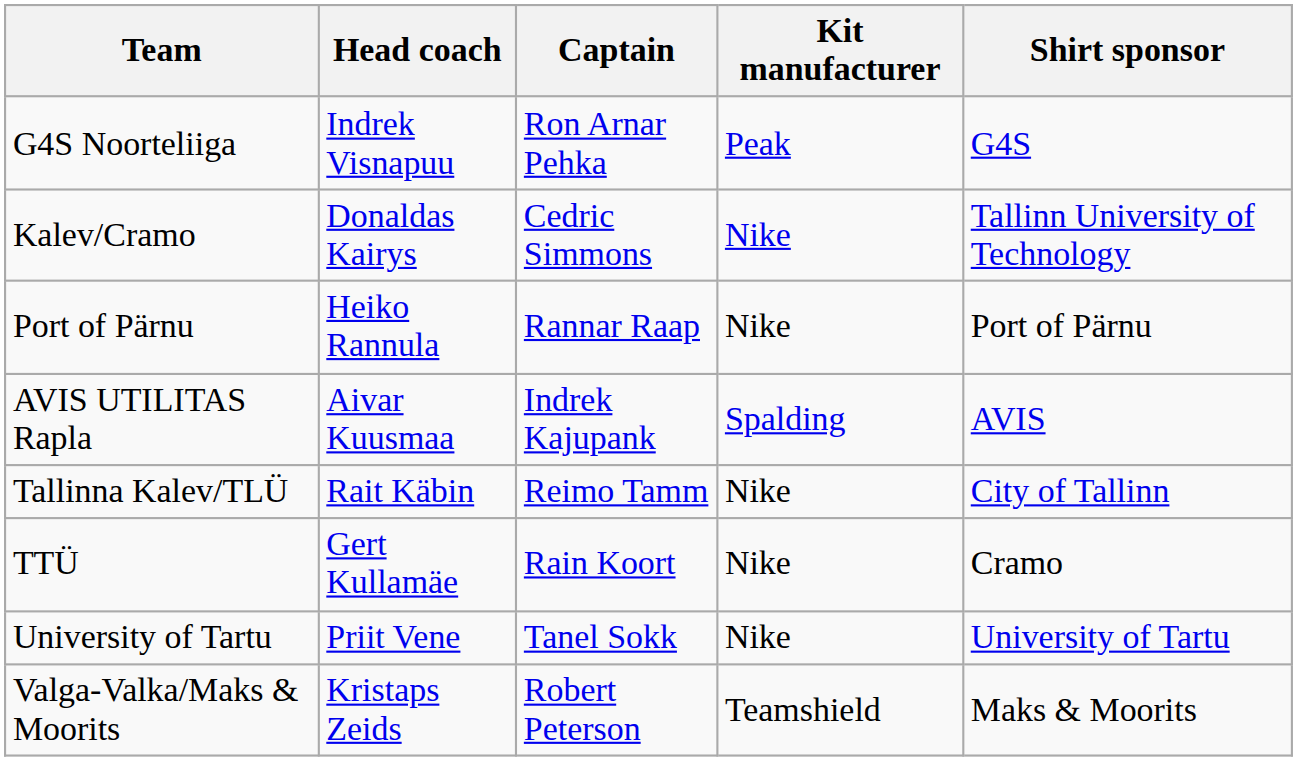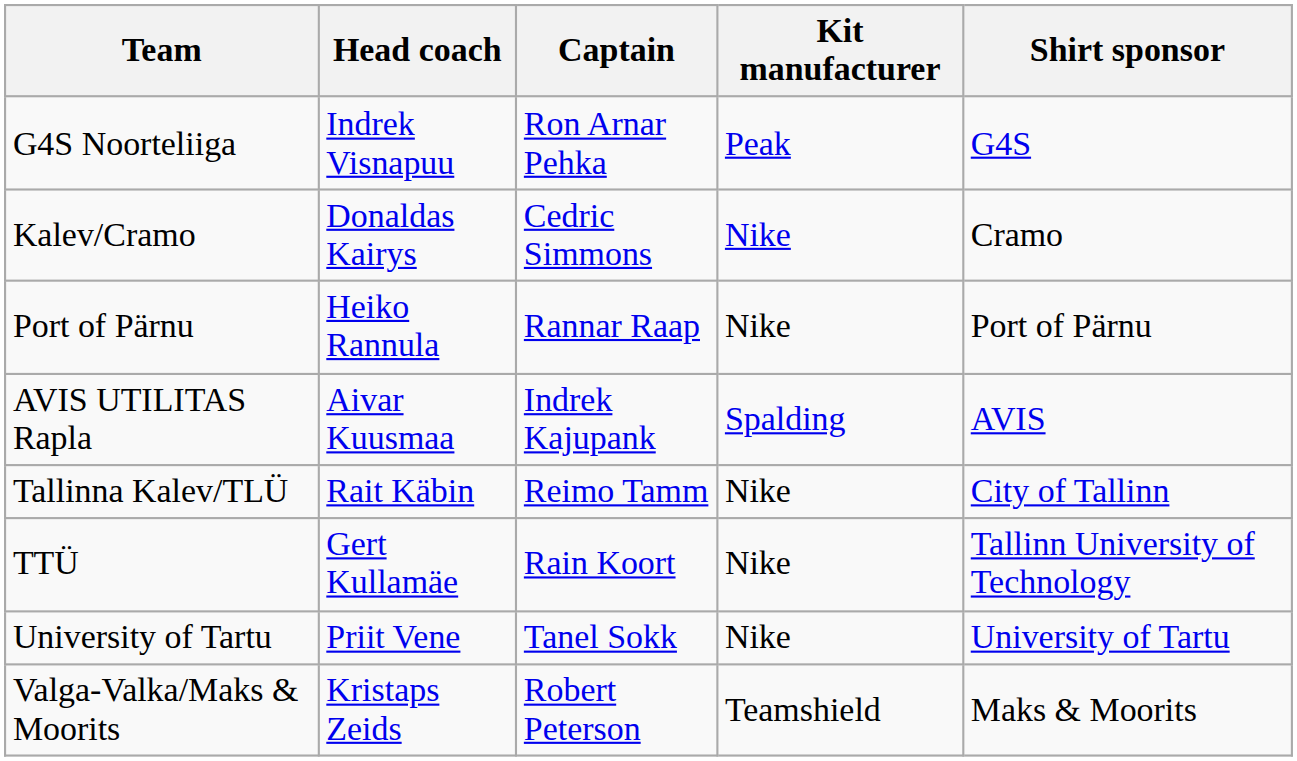(1113, 234) Tallinn University of Technology -> (1017, 234) Cramo
(1017, 564) Cramo -> (1113, 564) Tallinn University of Technology
